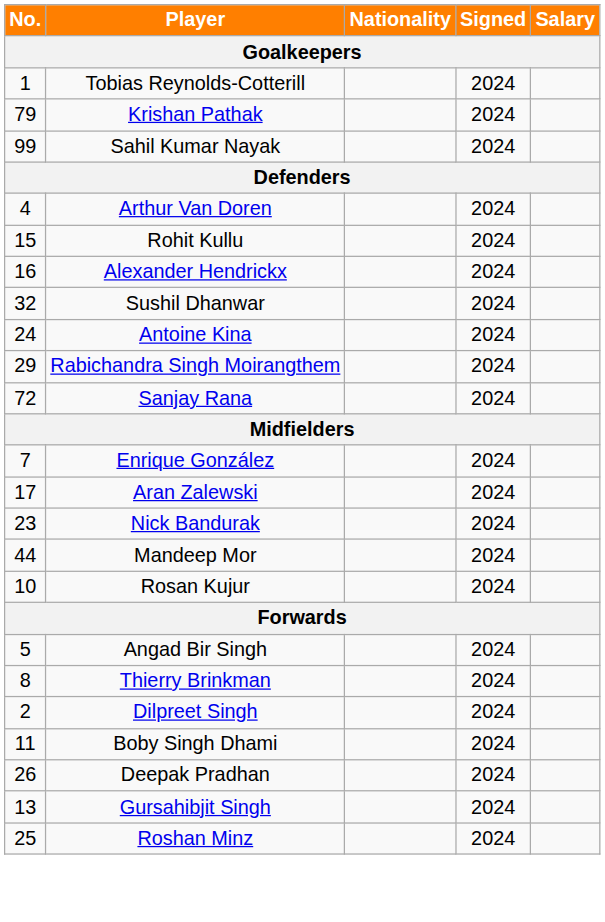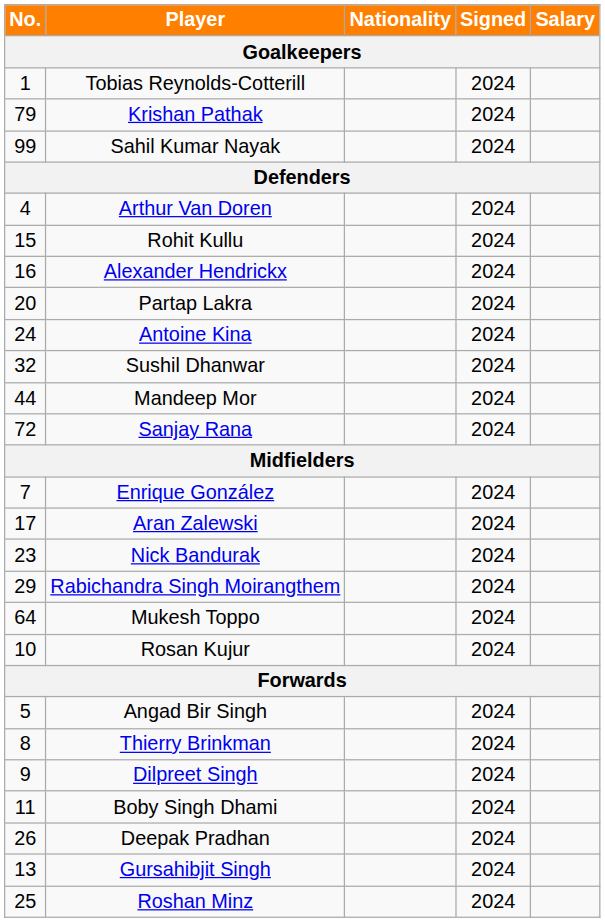+ row: (195, 303)
rows swapped: (195, 334) <-> (195, 303)
rows swapped: (195, 555) <-> (195, 366)
+ row: (195, 618)
(25, 712) 2 -> (25, 775) 9
